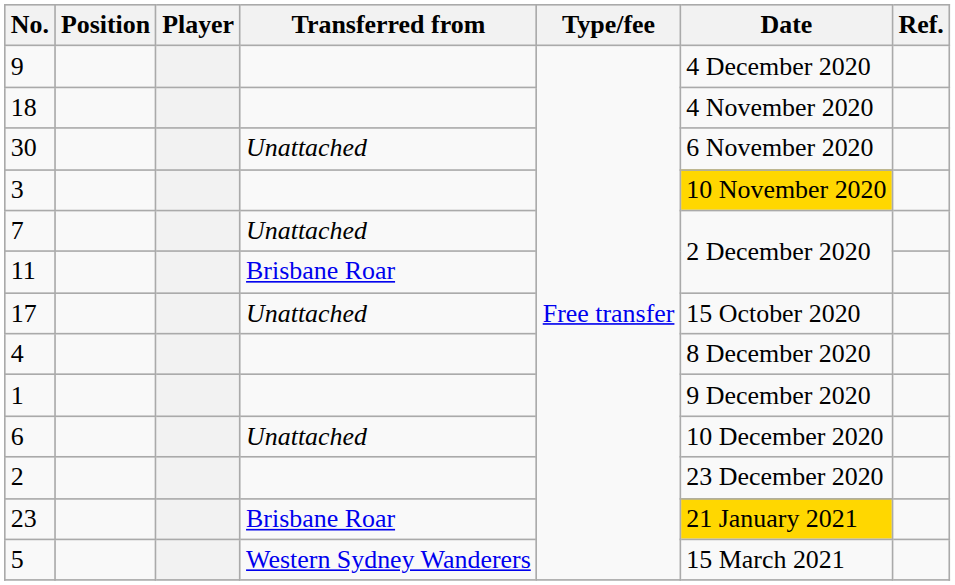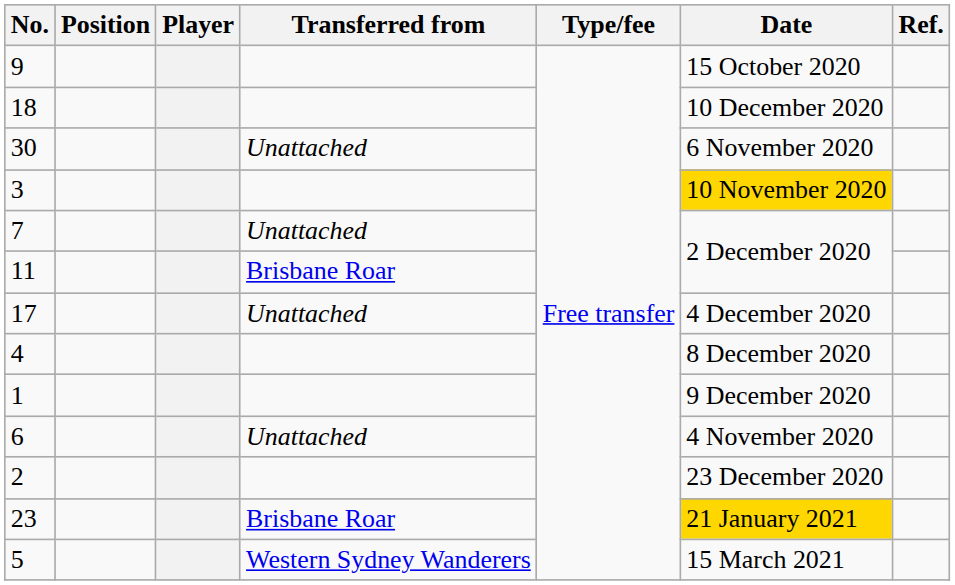(778, 66) 4 December 2020 -> (773, 66) 15 October 2020
(780, 107) 4 November 2020 -> (785, 107) 10 December 2020
(773, 312) 15 October 2020 -> (778, 312) 4 December 2020
(785, 436) 10 December 2020 -> (780, 436) 4 November 2020
